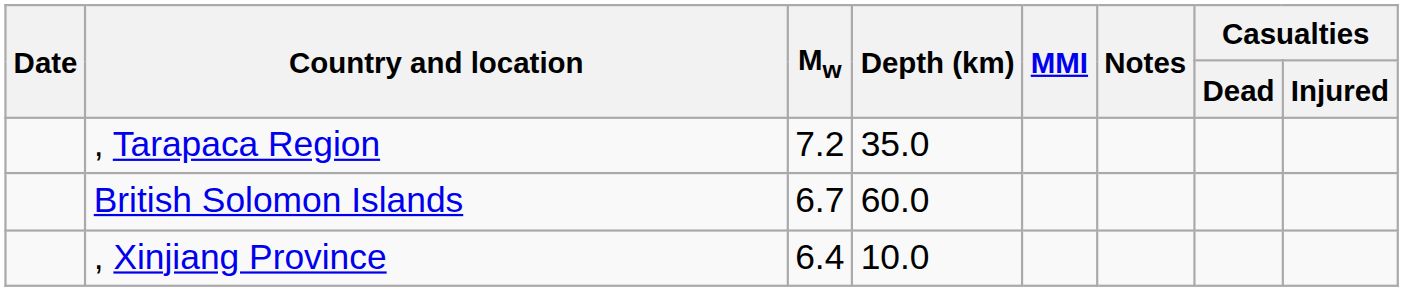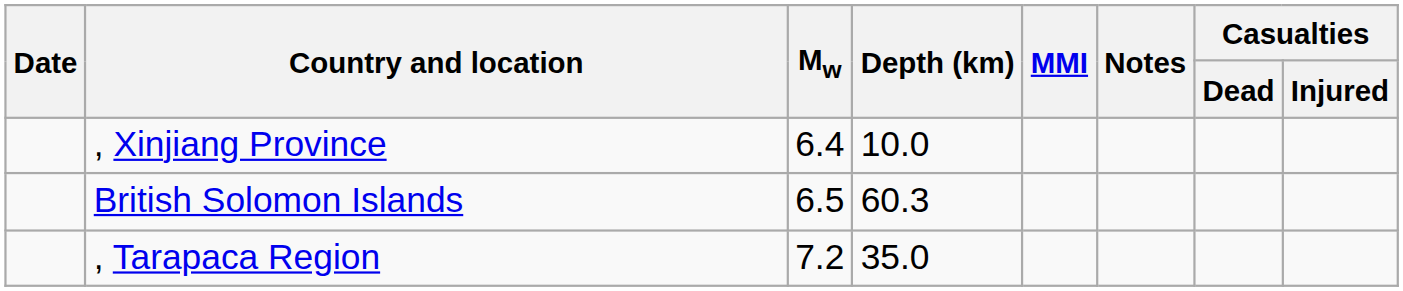rows swapped: (240, 256) <-> (237, 144)
(820, 200) 6.7 -> (820, 200) 6.5
(895, 200) 60.0 -> (895, 200) 60.3
